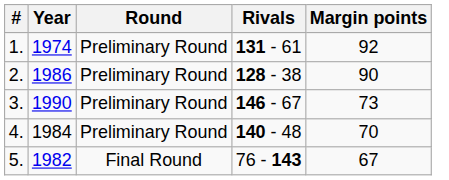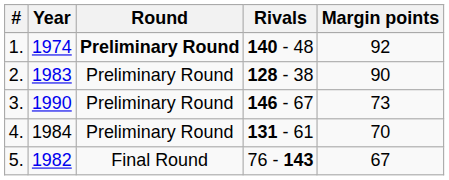(154, 47) normal -> (160, 47) bold
(269, 47) 131 - 61 -> (280, 47) 140 - 48
(52, 75) 1986 -> (52, 75) 1983
(269, 132) 140 - 48 -> (280, 132) 131 - 61
